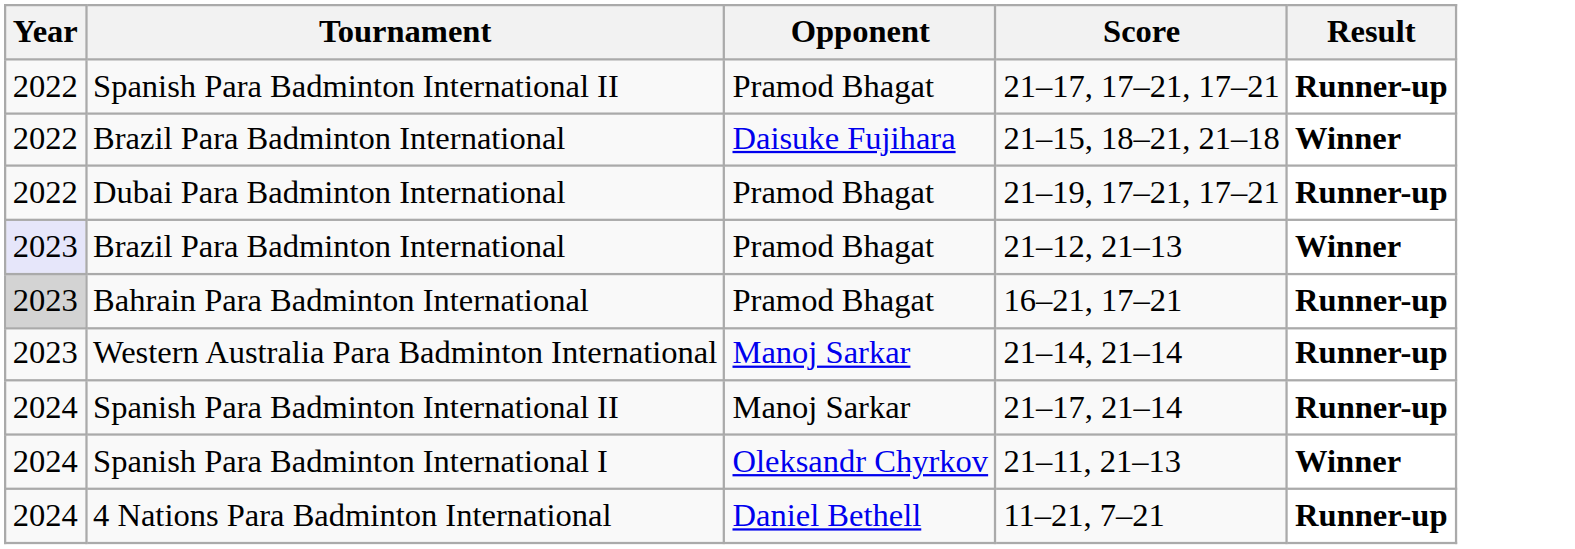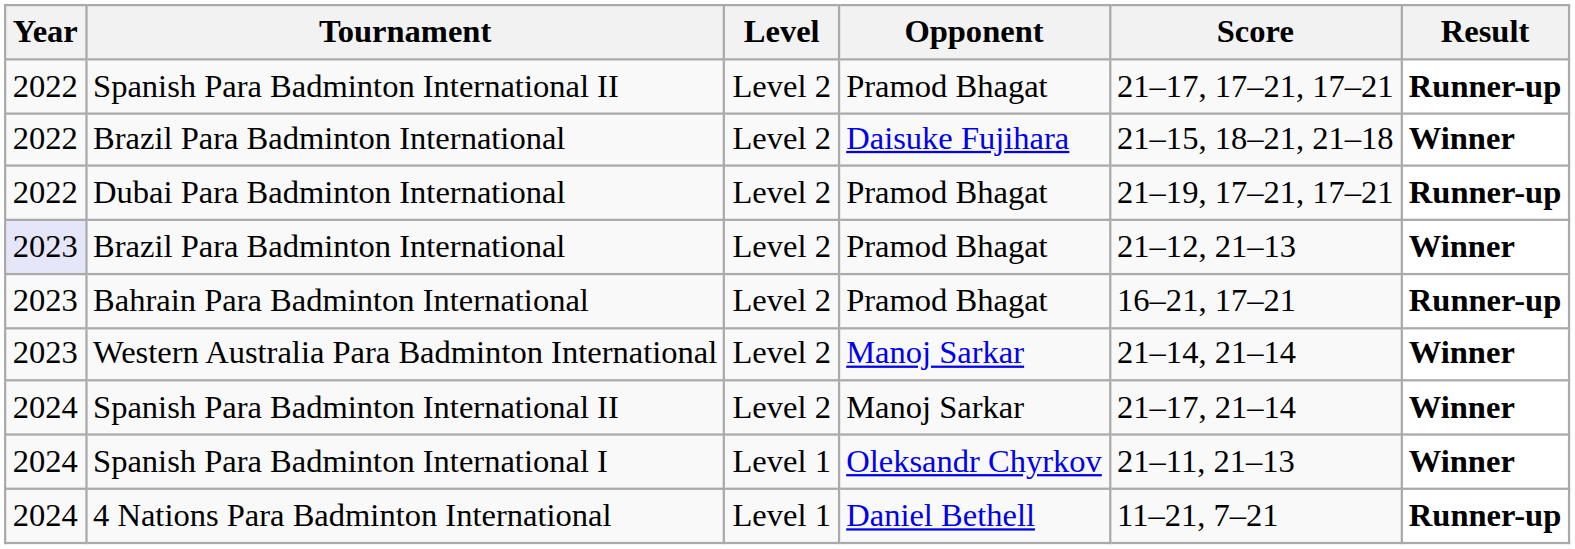+ column: (782, 31)
(45, 300) lightgrey background -> (45, 300) no background
(1371, 353) Runner-up -> (1462, 353) Winner
(1371, 407) Runner-up -> (1462, 407) Winner
